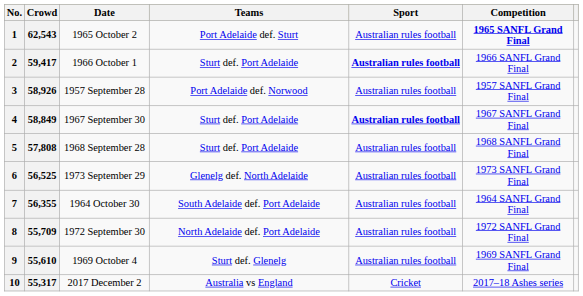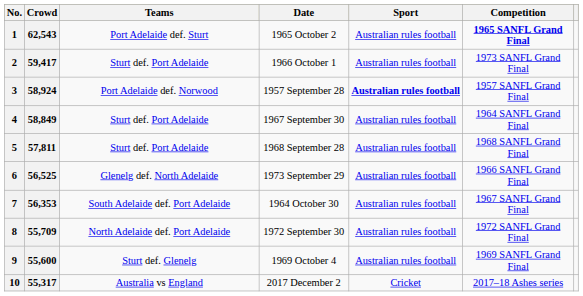columns swapped: (105, 12) <-> (249, 12)
(406, 63) bold -> (406, 63) normal
(518, 63) 1966 SANFL Grand Final -> (518, 63) 1973 SANFL Grand Final
(42, 91) 58,926 -> (42, 91) 58,924
(406, 91) normal -> (406, 91) bold
(406, 119) bold -> (406, 119) normal
(518, 119) 1967 SANFL Grand Final -> (518, 119) 1964 SANFL Grand Final
(42, 147) 57,808 -> (42, 147) 57,811
(518, 176) 1973 SANFL Grand Final -> (518, 176) 1966 SANFL Grand Final
(42, 204) 56,355 -> (42, 204) 56,353
(518, 204) 1964 SANFL Grand Final -> (518, 204) 1967 SANFL Grand Final
(42, 260) 55,610 -> (42, 260) 55,600
